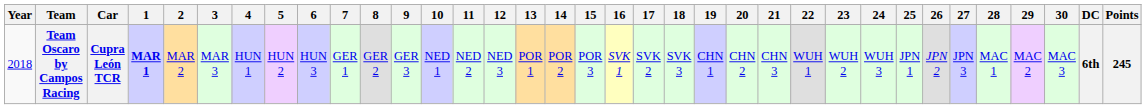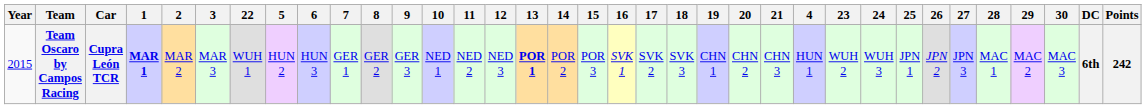columns swapped: (248, 14) <-> (808, 14)
(20, 63) 2018 -> (20, 63) 2015
(530, 63) normal -> (532, 63) bold
(1122, 63) 245 -> (1122, 63) 242
